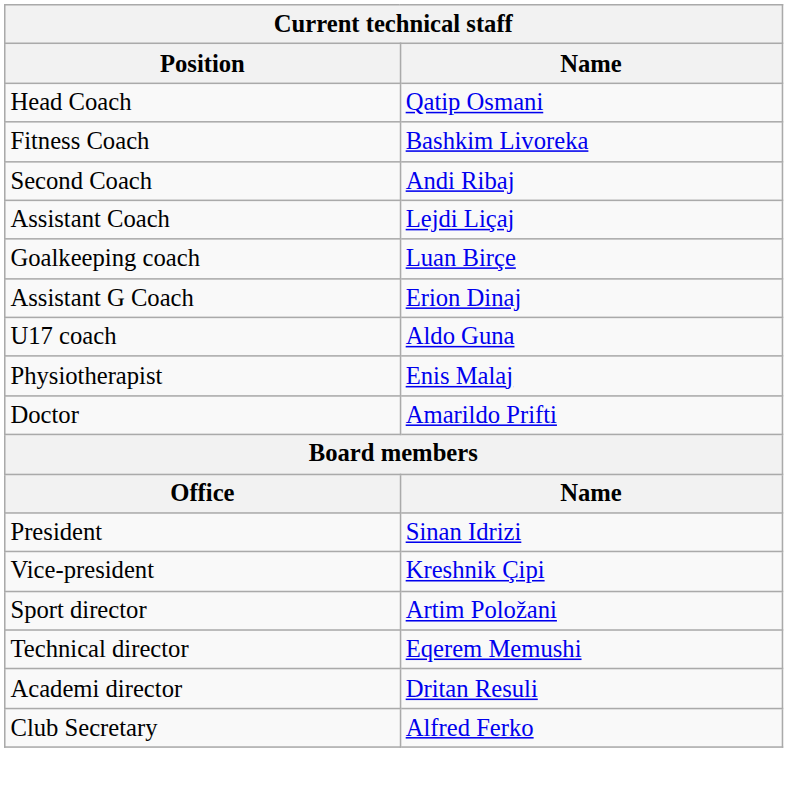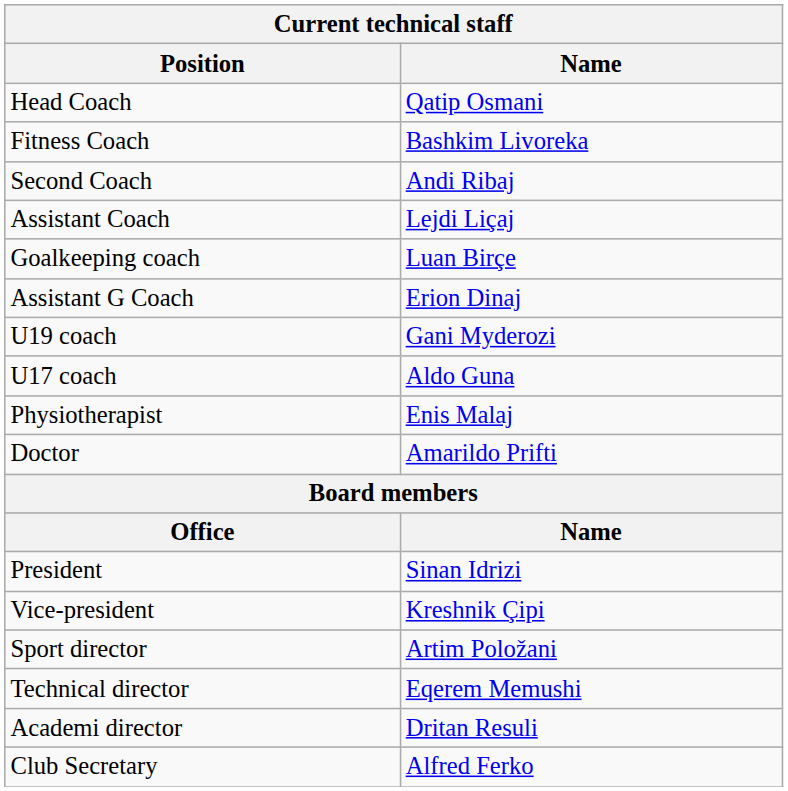+ row: (63, 336)
